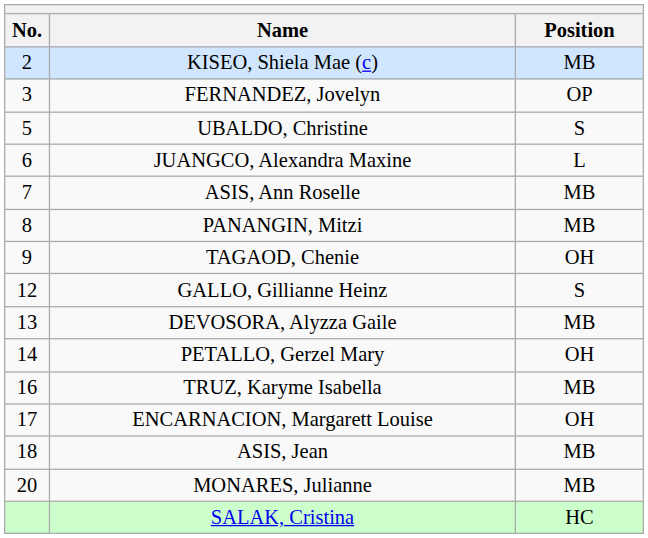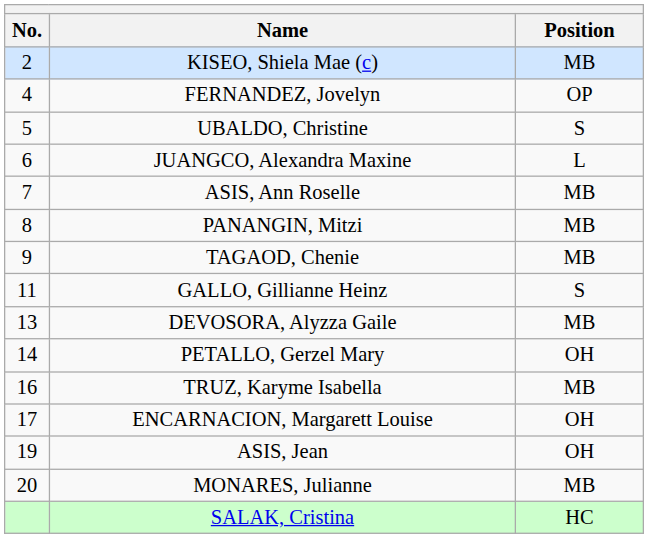(27, 95) 3 -> (27, 95) 4
(579, 257) OH -> (579, 257) MB
(27, 290) 12 -> (27, 290) 11
(27, 452) 18 -> (27, 452) 19
(579, 452) MB -> (579, 452) OH
